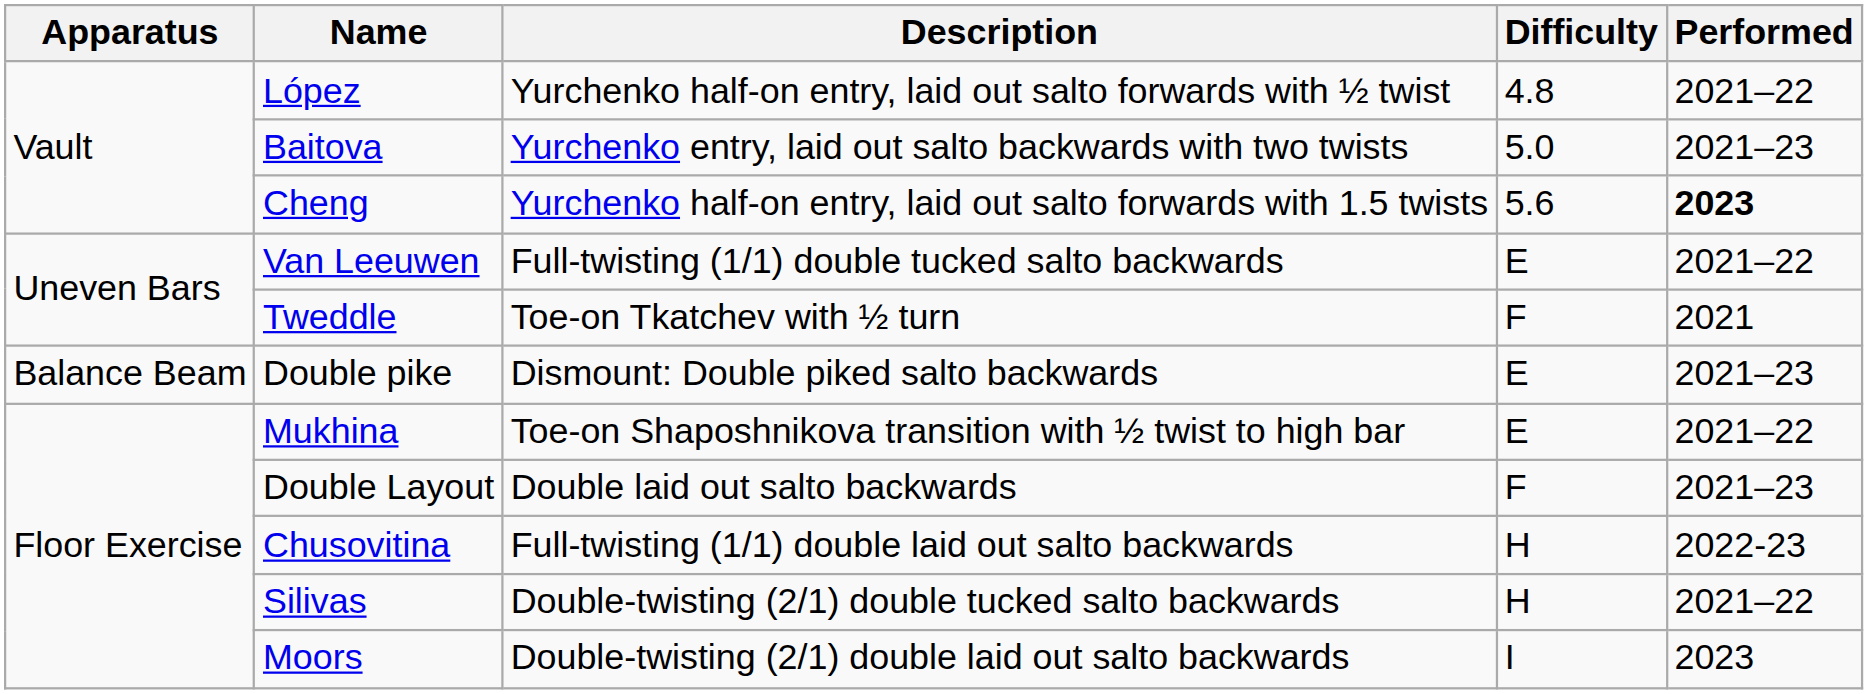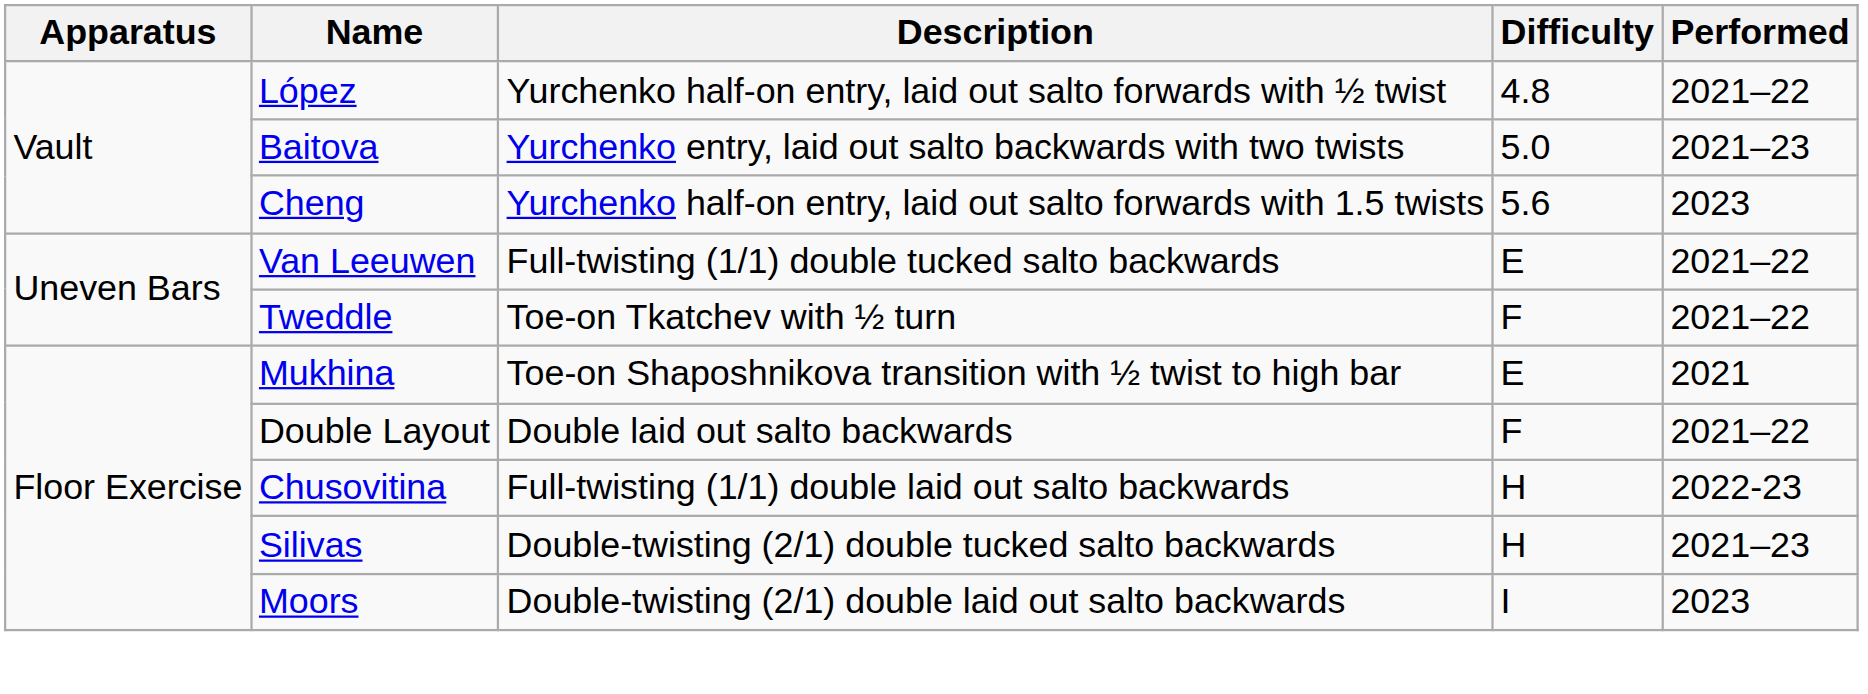(1714, 203) bold -> (1710, 203) normal
(1714, 317) 2021 -> (1740, 317) 2021–22
- row: (358, 373)
(1744, 430) 2021–22 -> (1710, 373) 2021
(1744, 487) 2021–23 -> (1740, 430) 2021–22
(1744, 601) 2021–22 -> (1740, 544) 2021–23
